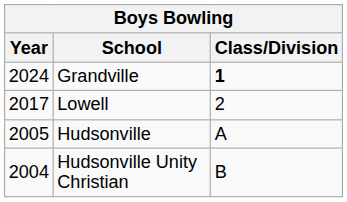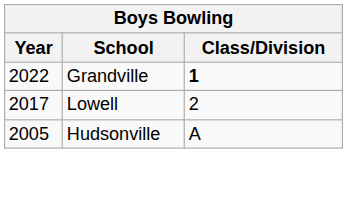(29, 76) 2024 -> (29, 76) 2022
- row: (127, 172)
